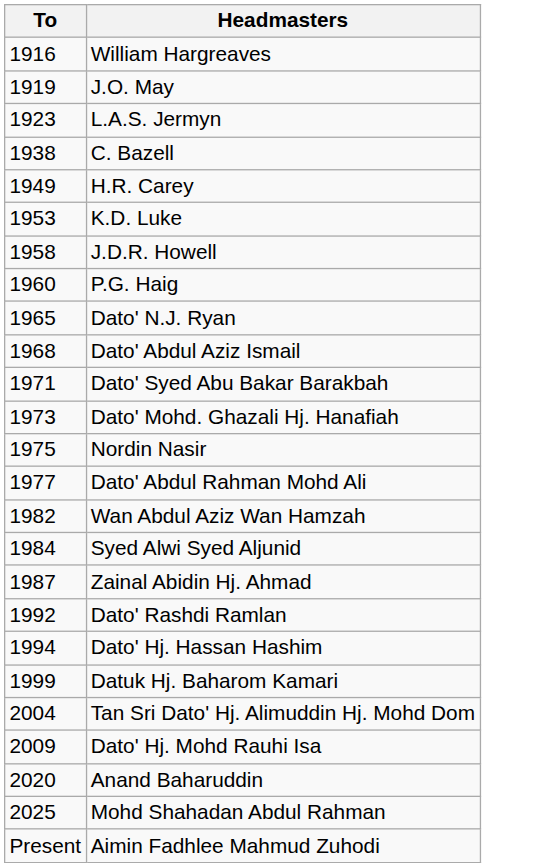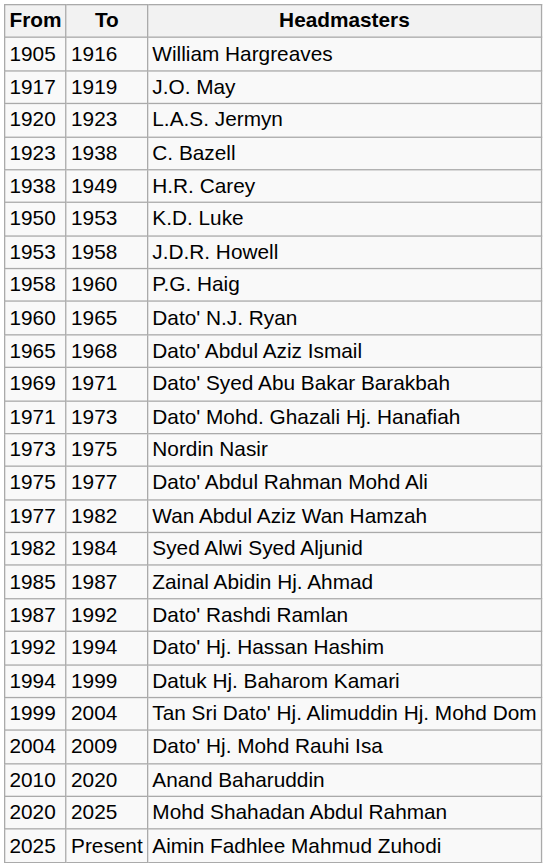+ column: (35, 20)
